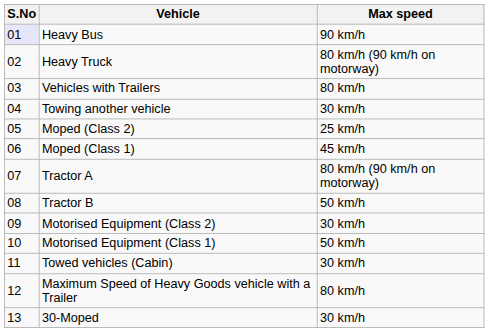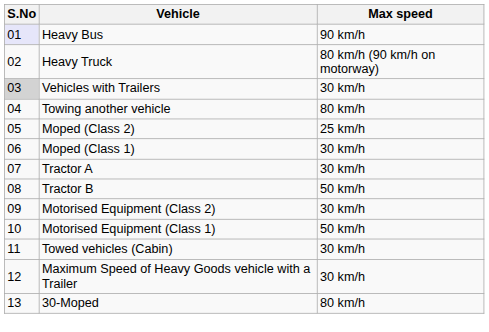(14, 88) no background -> (14, 88) lightgrey background
(342, 88) 80 km/h -> (342, 88) 30 km/h
(342, 108) 30 km/h -> (342, 108) 80 km/h
(342, 149) 45 km/h -> (342, 149) 30 km/h
(378, 176) 80 km/h (90 km/h on motorway) -> (342, 169) 30 km/h
(342, 290) 80 km/h -> (342, 276) 30 km/h
(342, 317) 30 km/h -> (342, 303) 80 km/h
